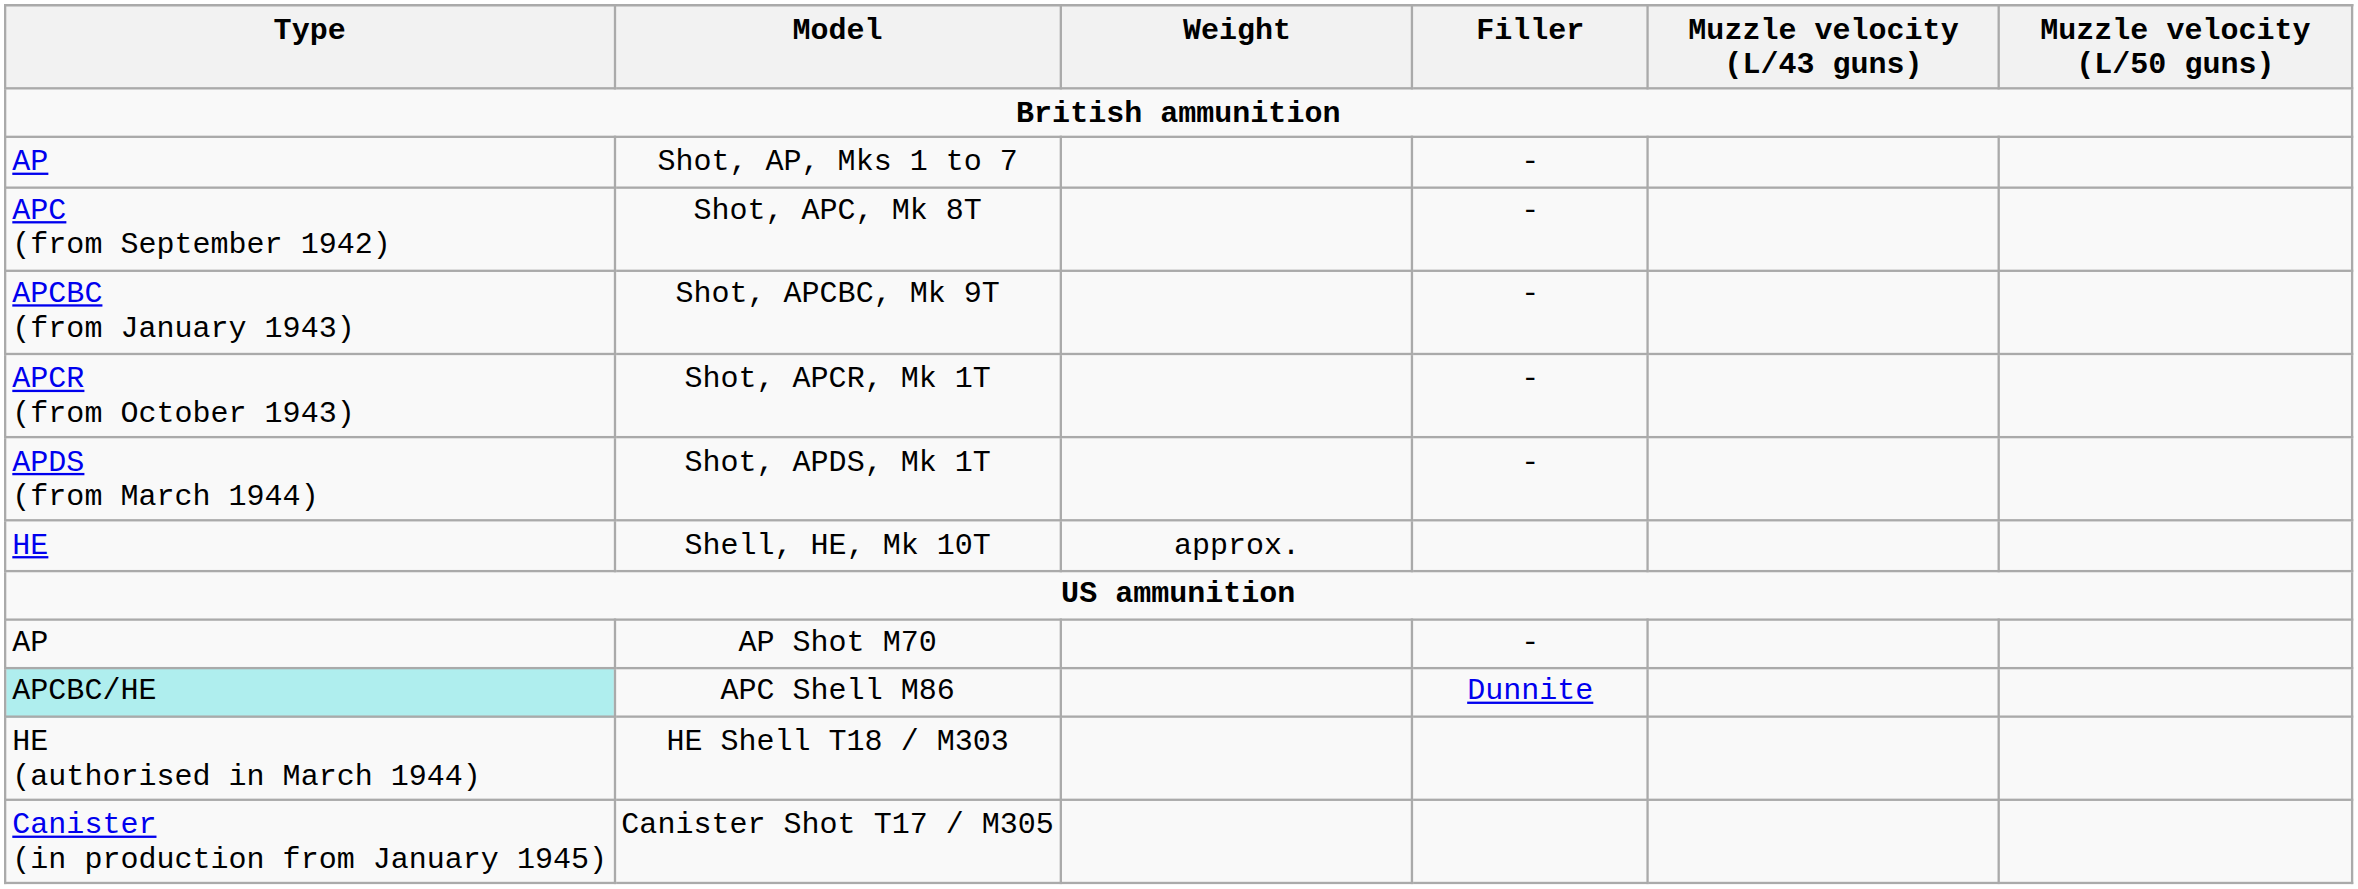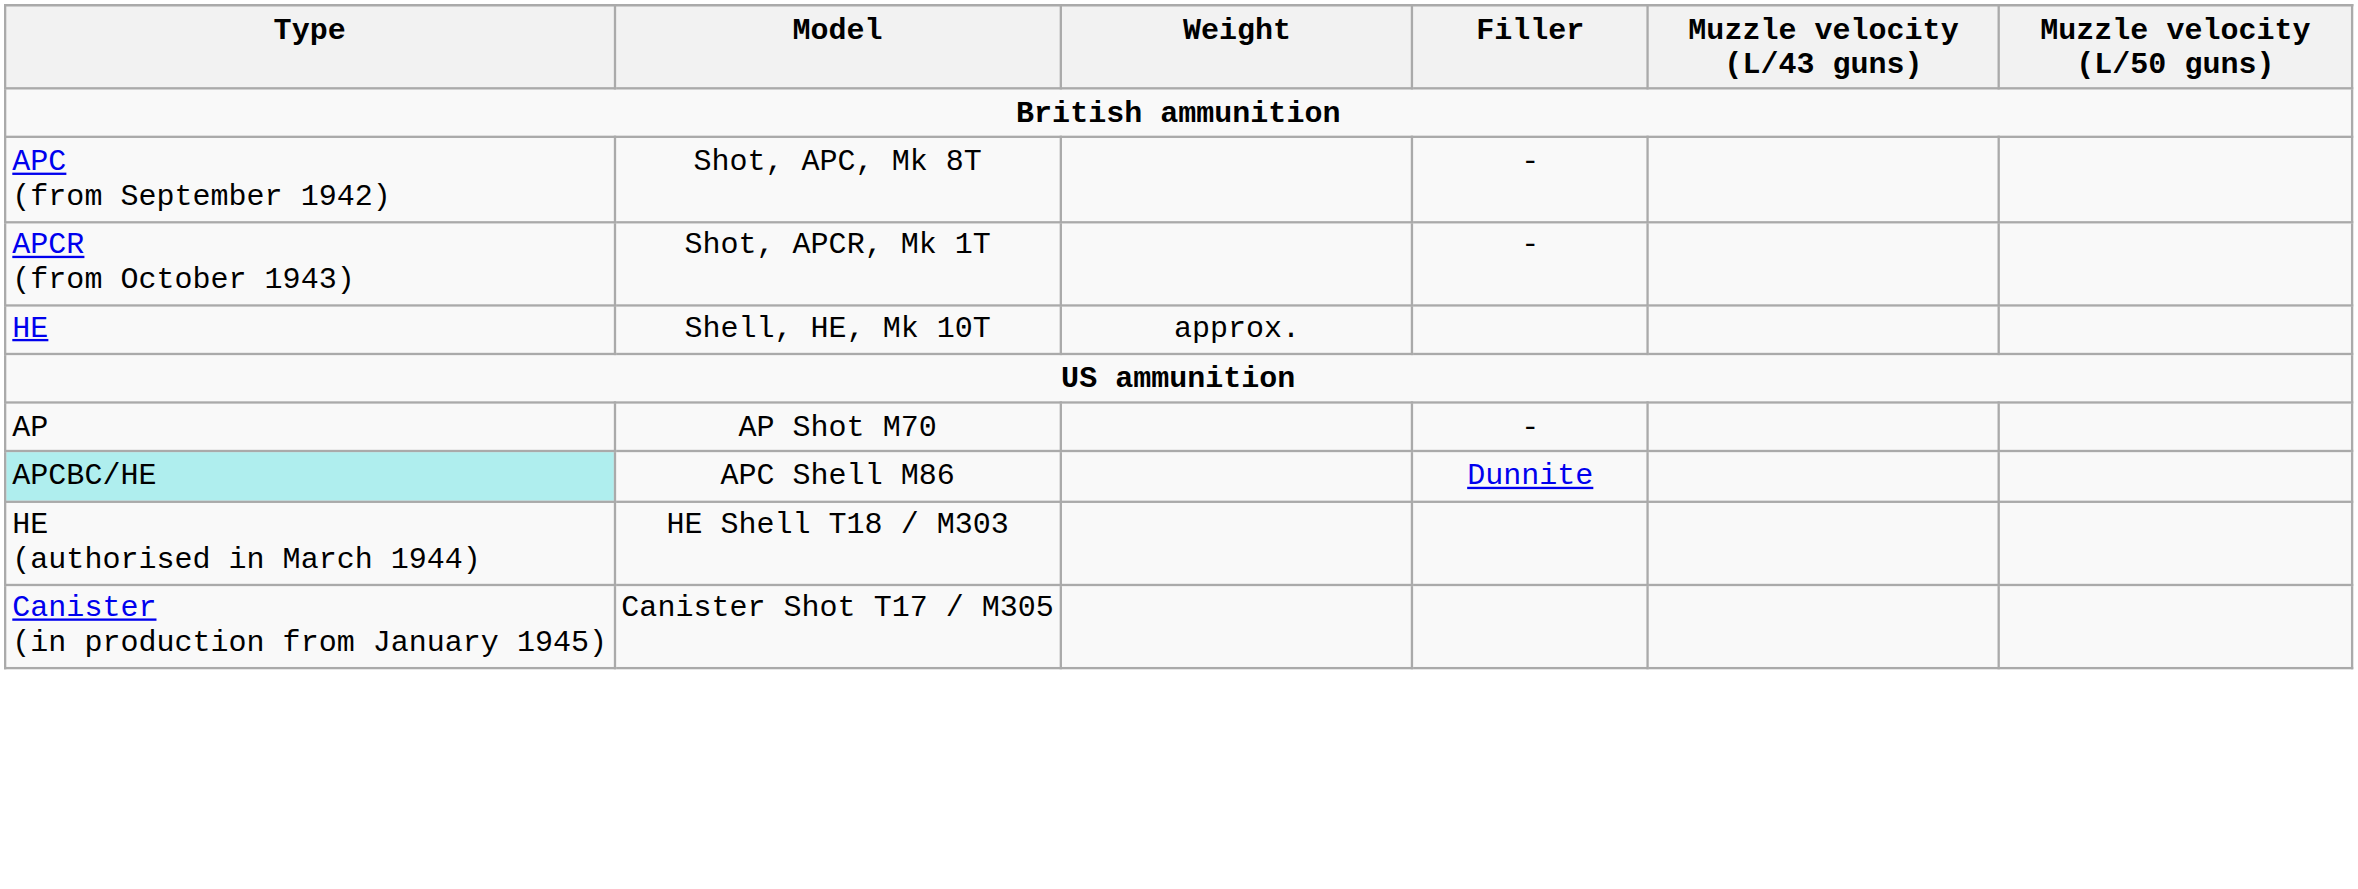- row: (838, 162)
- row: (838, 295)
- row: (838, 462)
